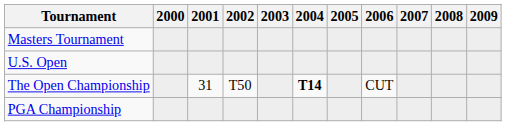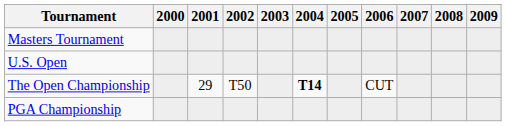(205, 86) 31 -> (205, 86) 29
